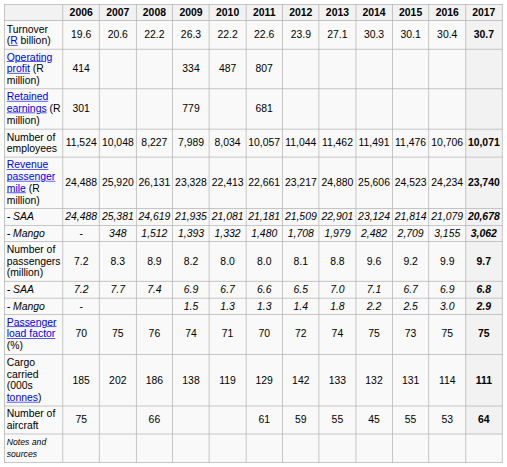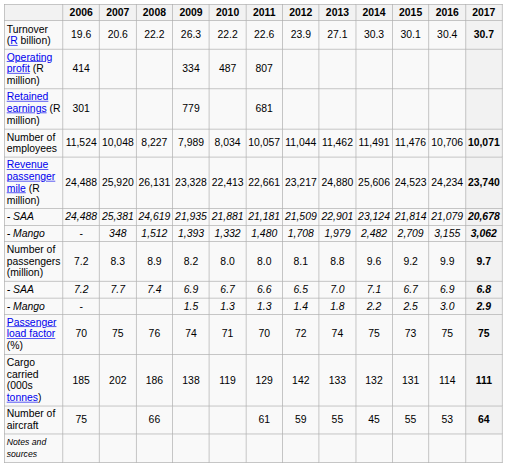(228, 217) 21,081 -> (228, 217) 21,881
